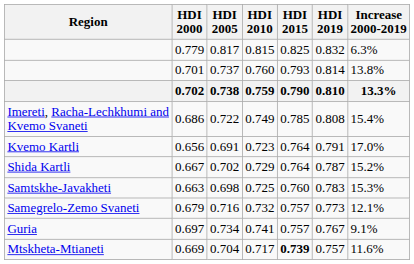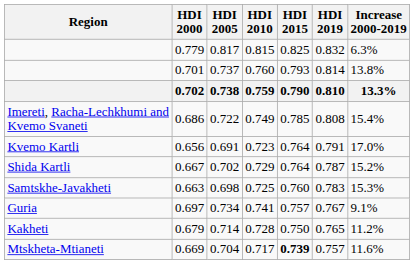- row: (73, 208)
+ row: (28, 228)
